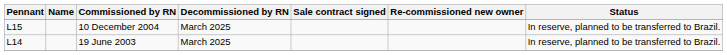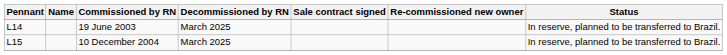rows swapped: (107, 42) <-> (119, 27)
